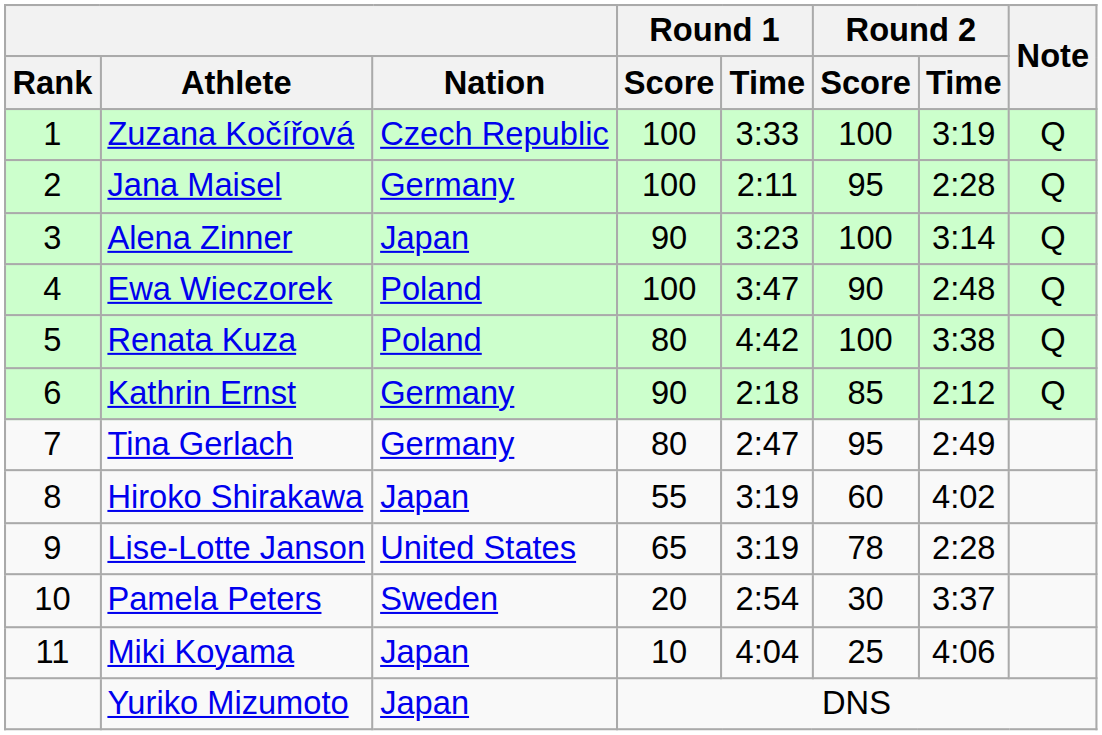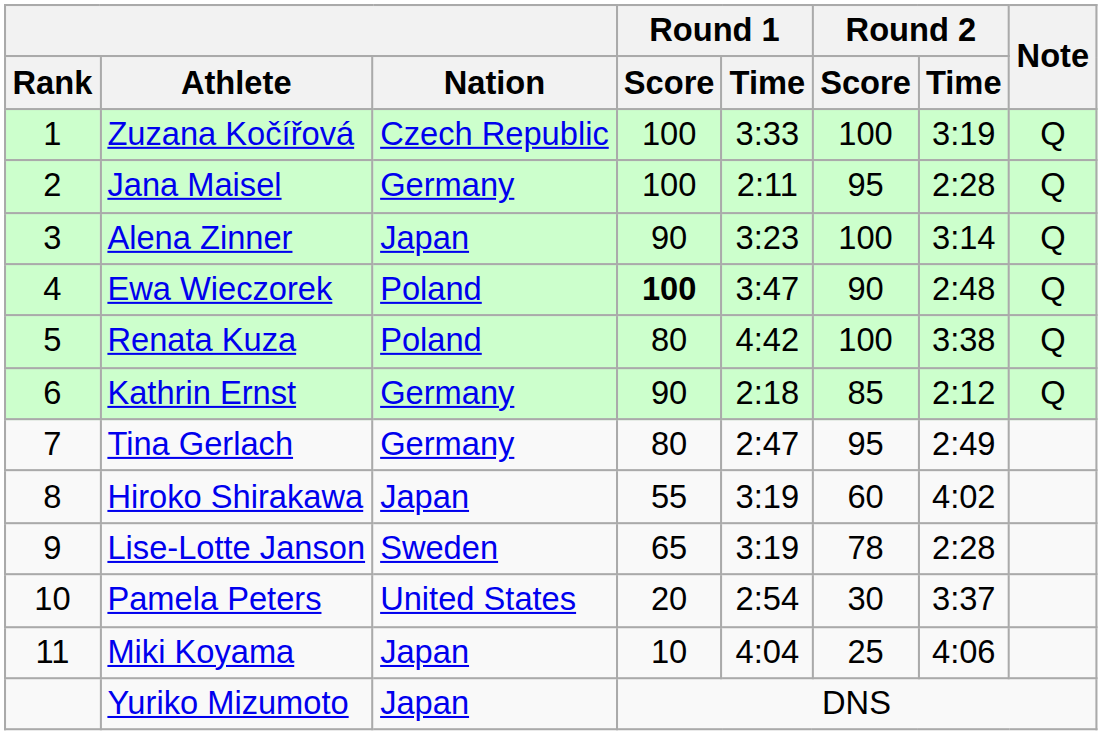(669, 289) normal -> (669, 289) bold
(478, 548) United States -> (439, 548) Sweden
(439, 599) Sweden -> (478, 599) United States
